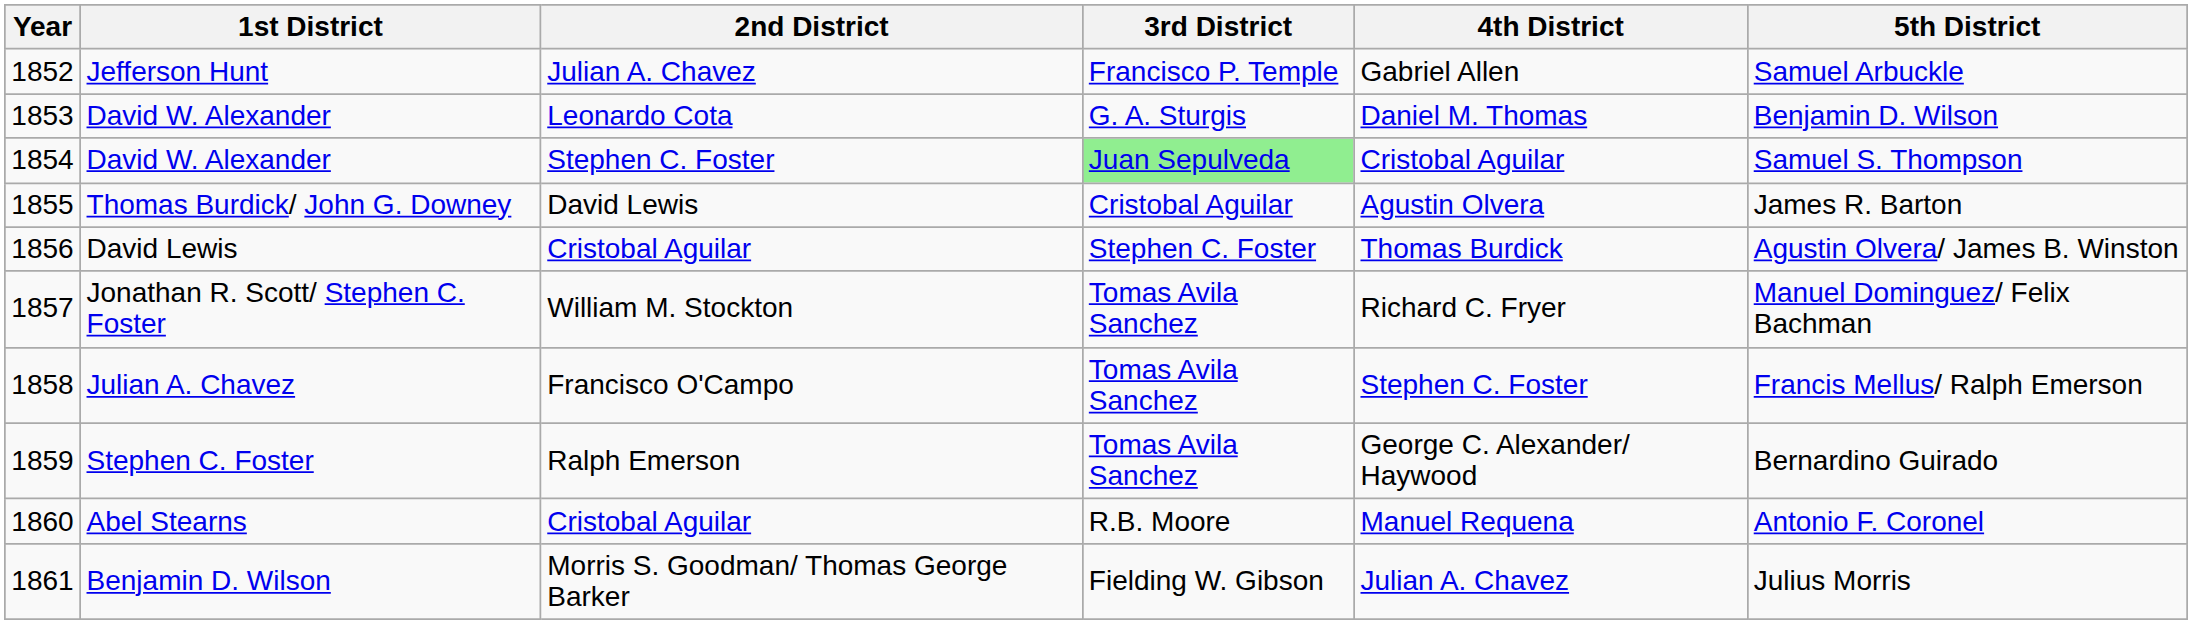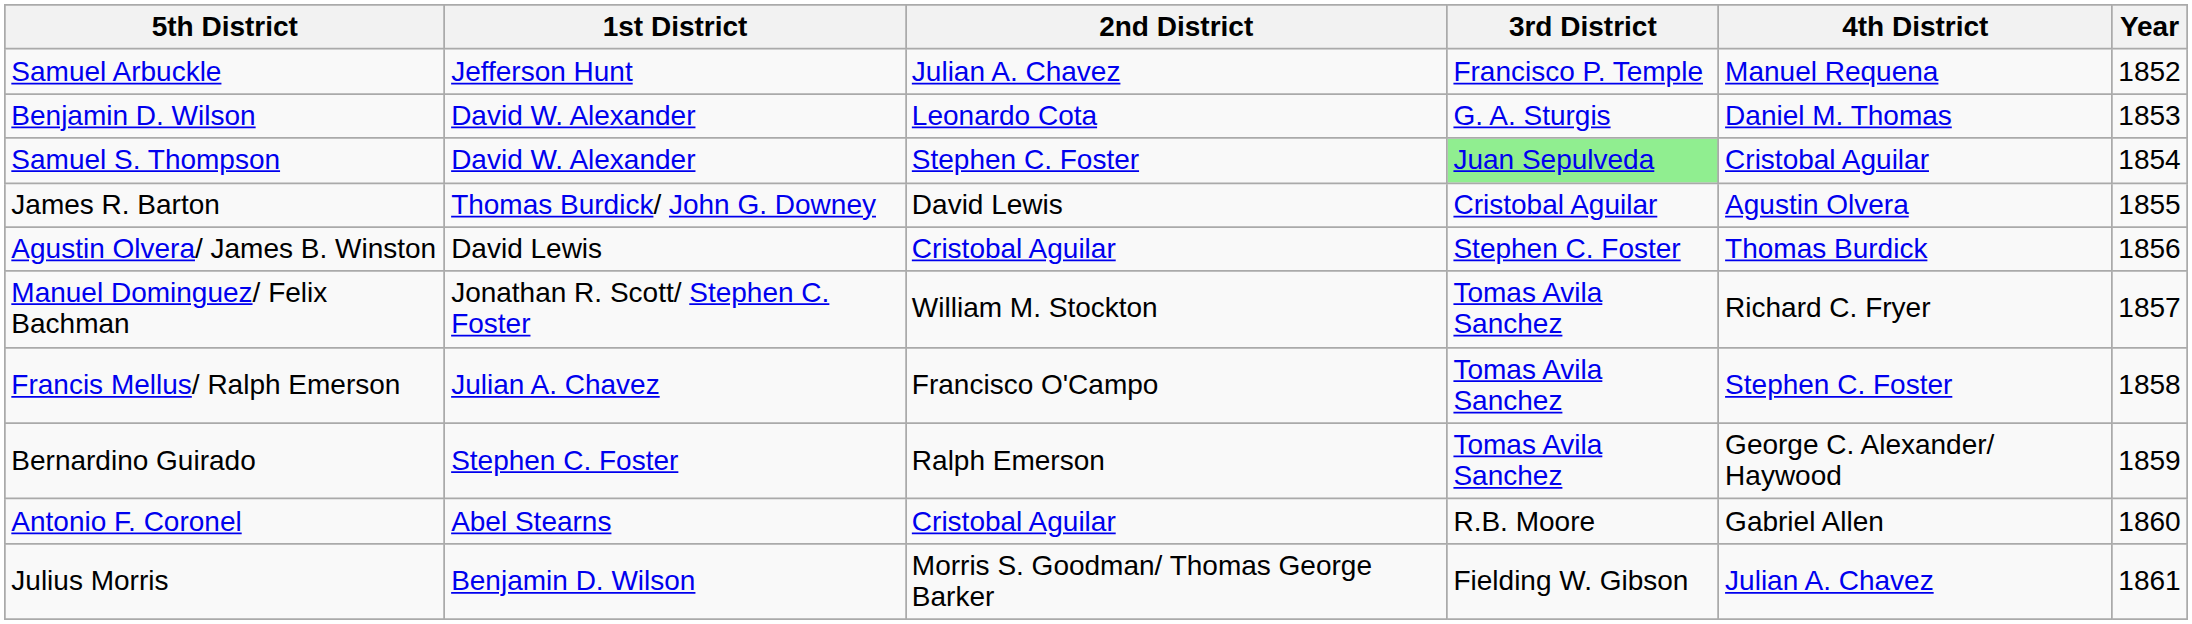columns swapped: (42, 26) <-> (1967, 26)
(1440, 71) Gabriel Allen -> (1832, 71) Manuel Requena
(1467, 520) Manuel Requena -> (1804, 520) Gabriel Allen
